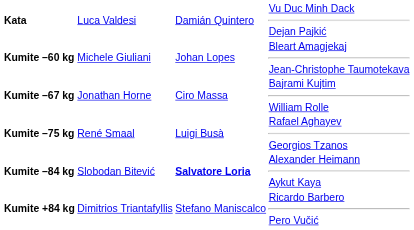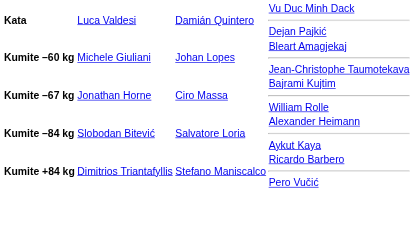- row: (39, 133)
(213, 171) bold -> (210, 133) normal
